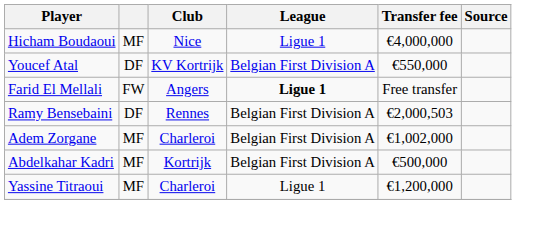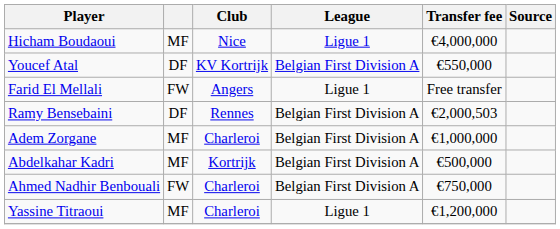(303, 89) bold -> (347, 89) normal
(420, 138) €1,002,000 -> (464, 138) €1,000,000
+ row: (84, 187)
